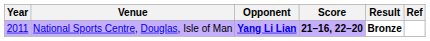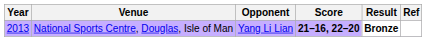(18, 29) 2011 -> (18, 29) 2013
(267, 29) bold -> (266, 29) normal
